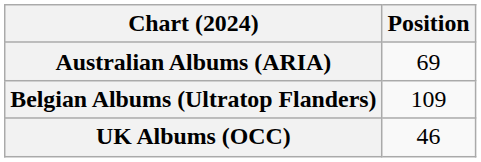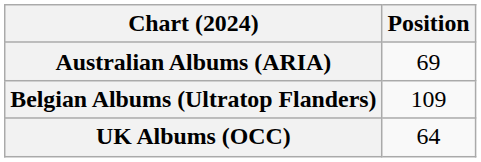(429, 136) 46 -> (429, 136) 64
